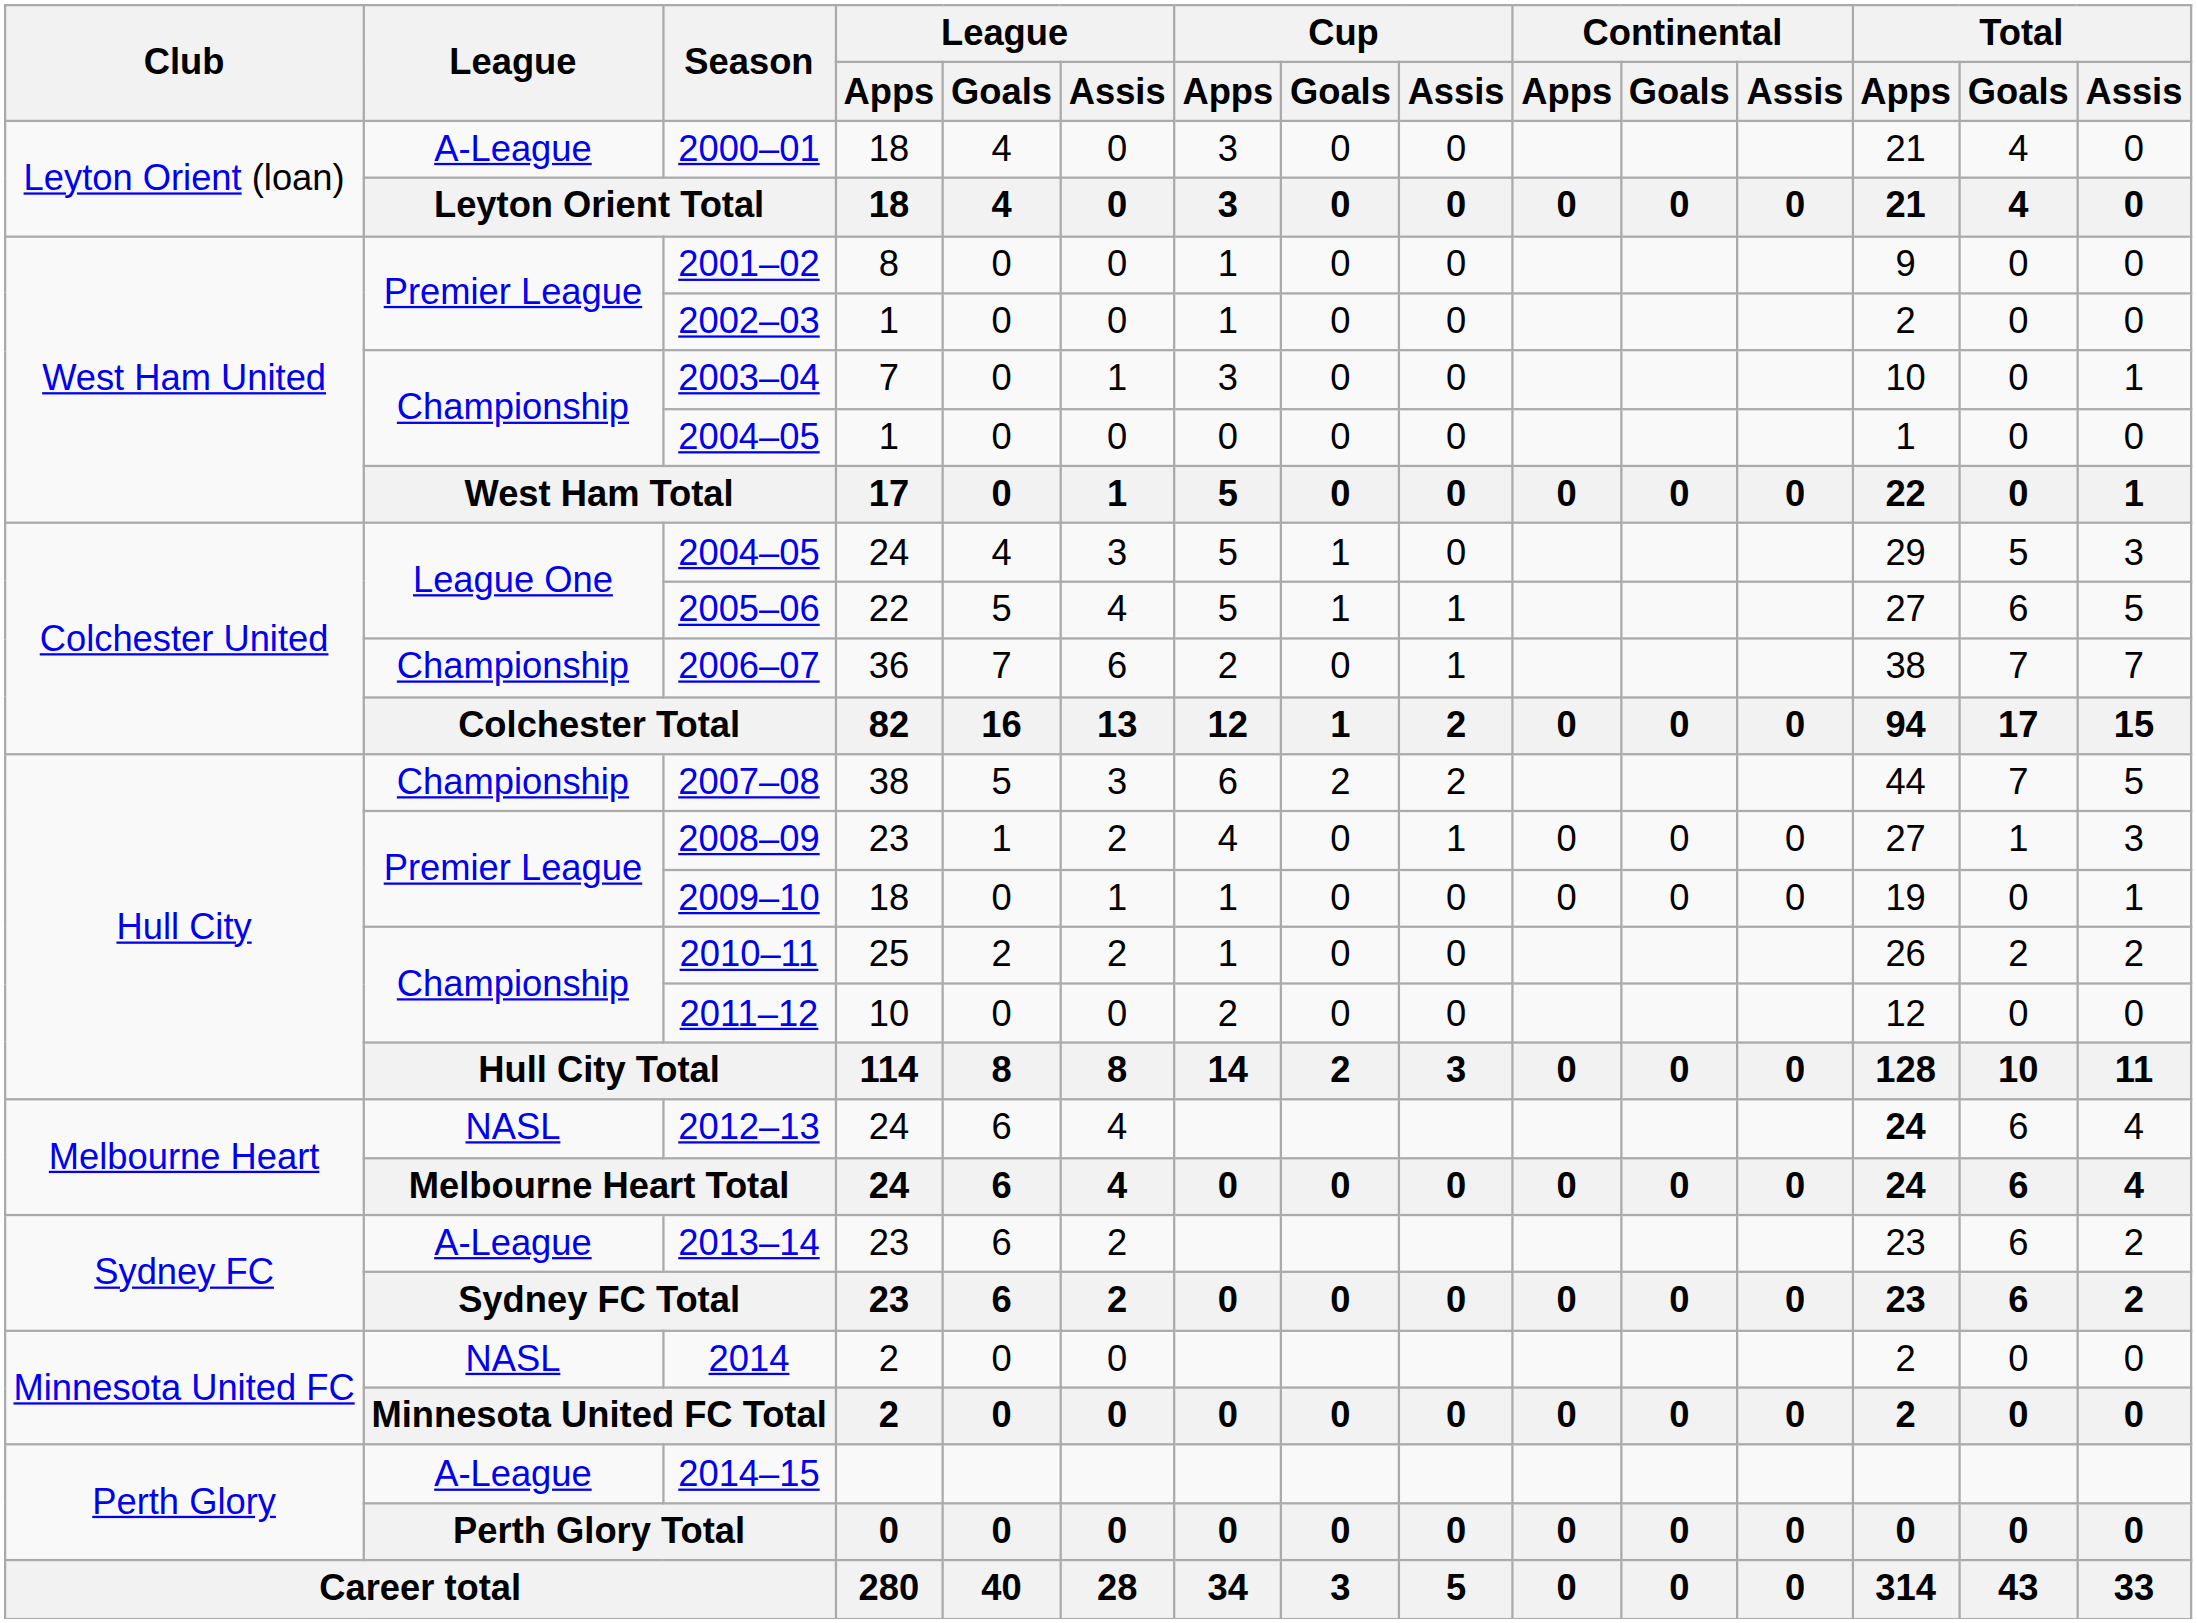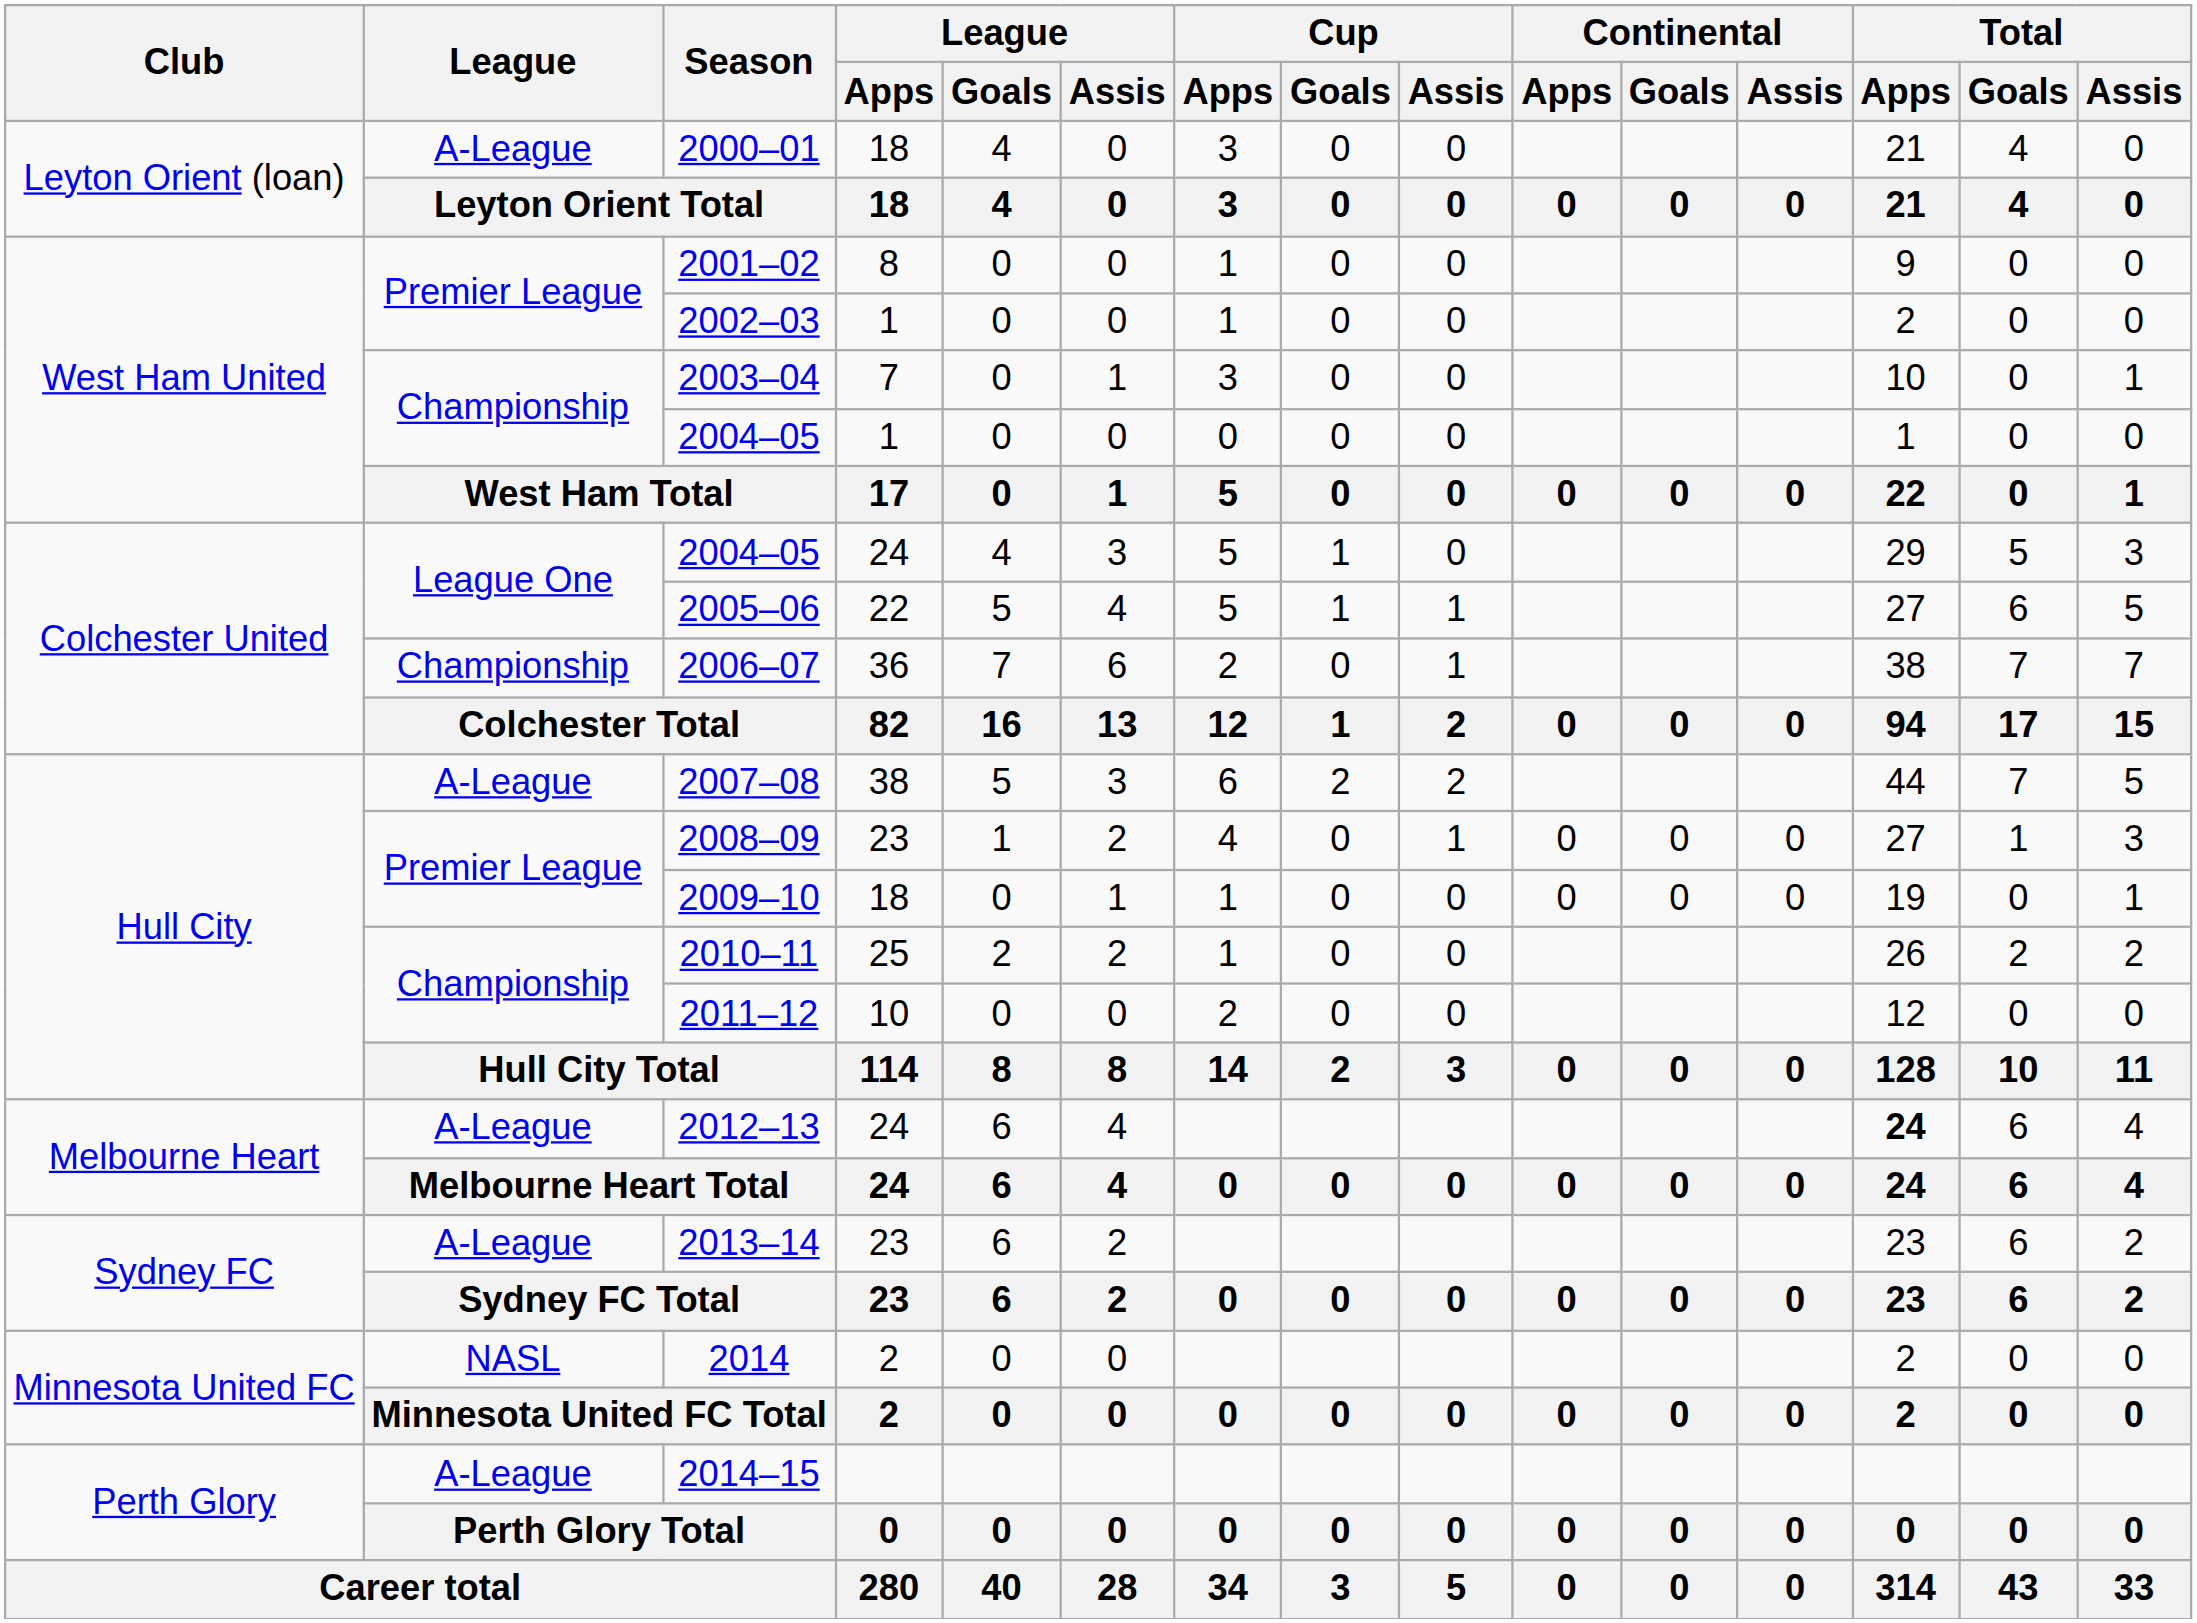(513, 782) Championship -> (513, 782) A-League
(513, 1127) NASL -> (513, 1127) A-League
